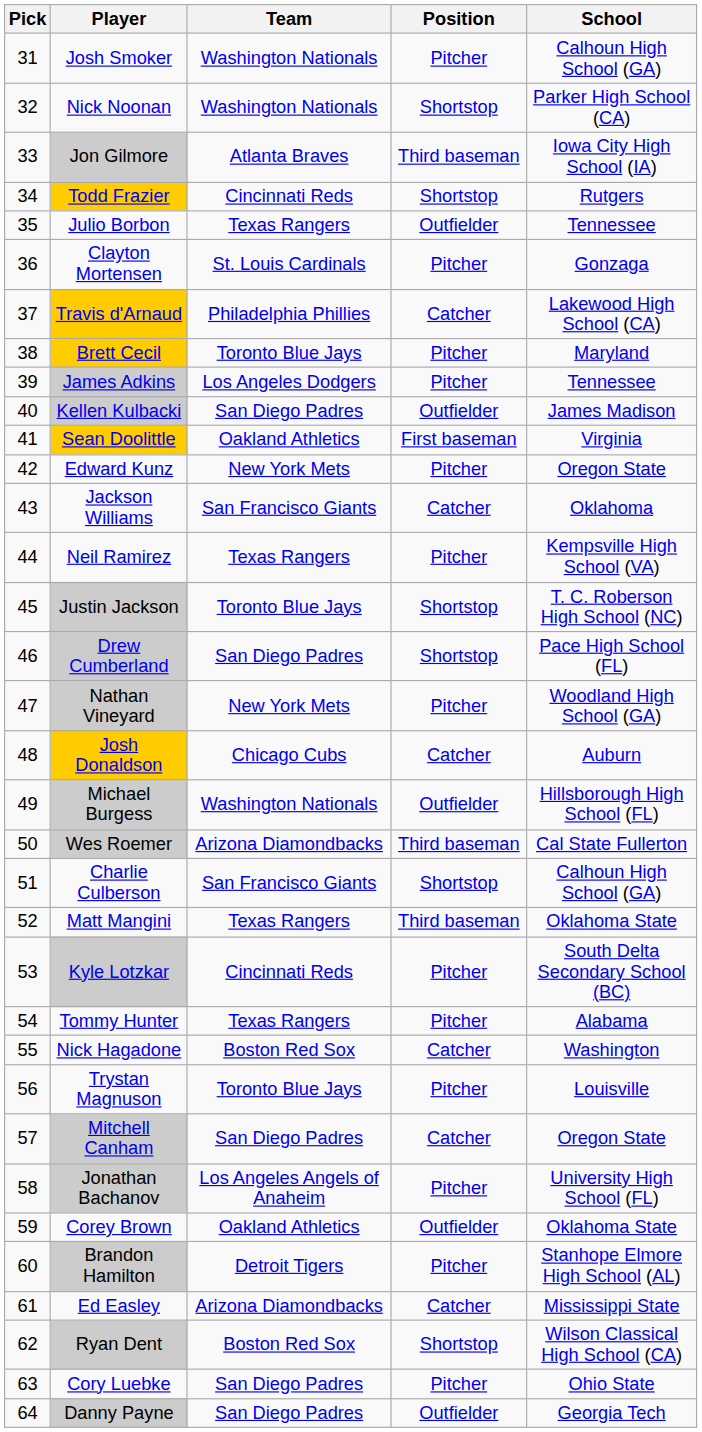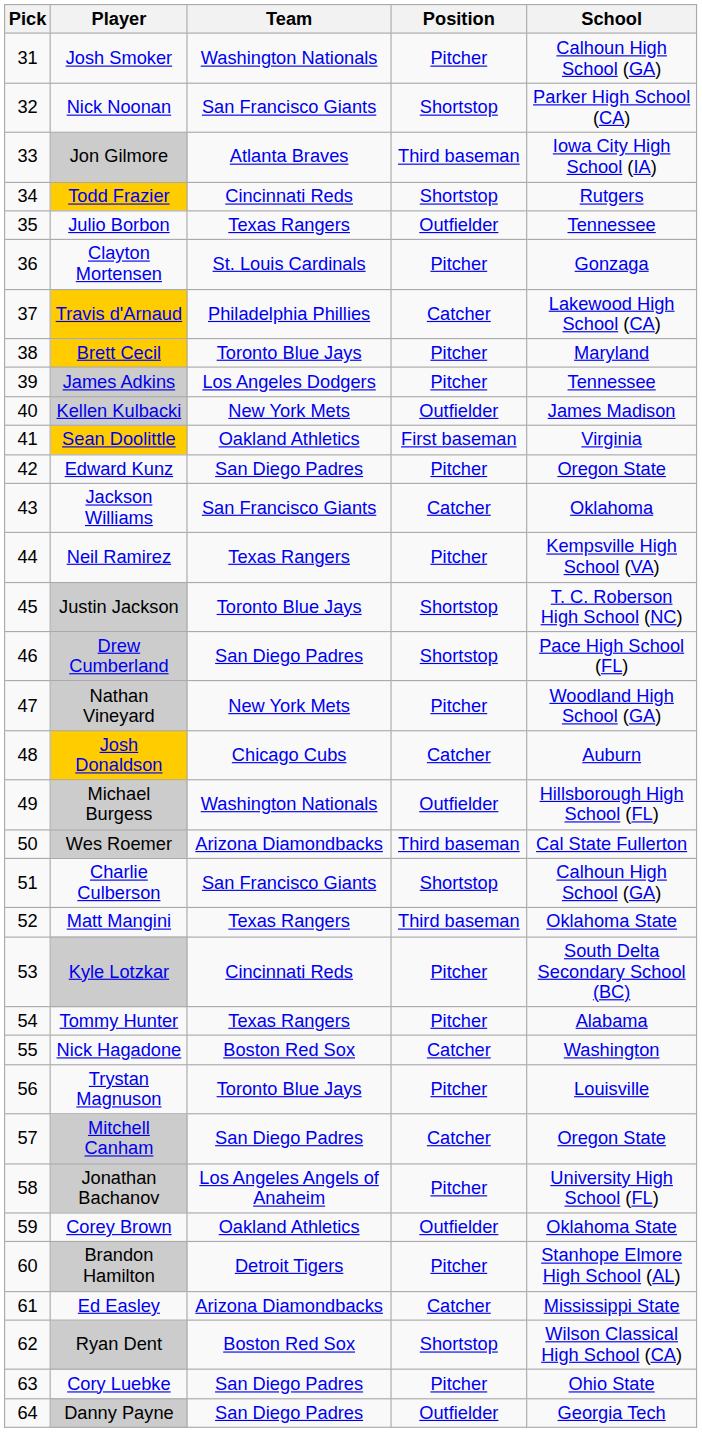(289, 107) Washington Nationals -> (289, 107) San Francisco Giants
(289, 410) San Diego Padres -> (289, 410) New York Mets
(289, 468) New York Mets -> (289, 468) San Diego Padres
